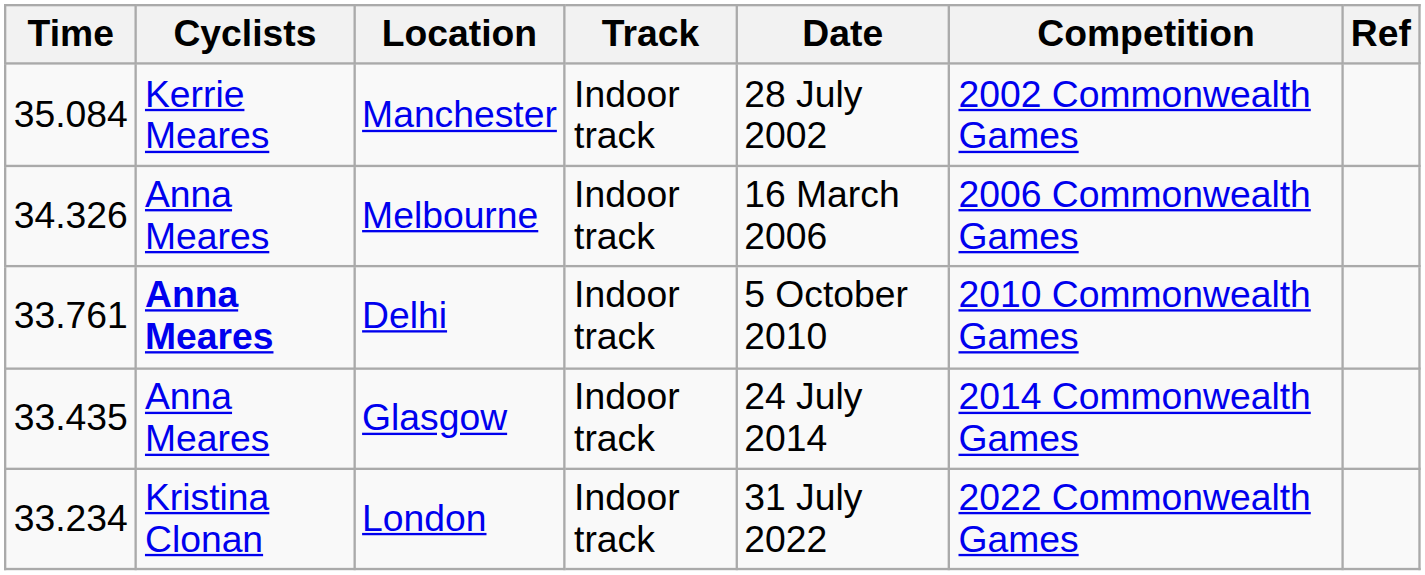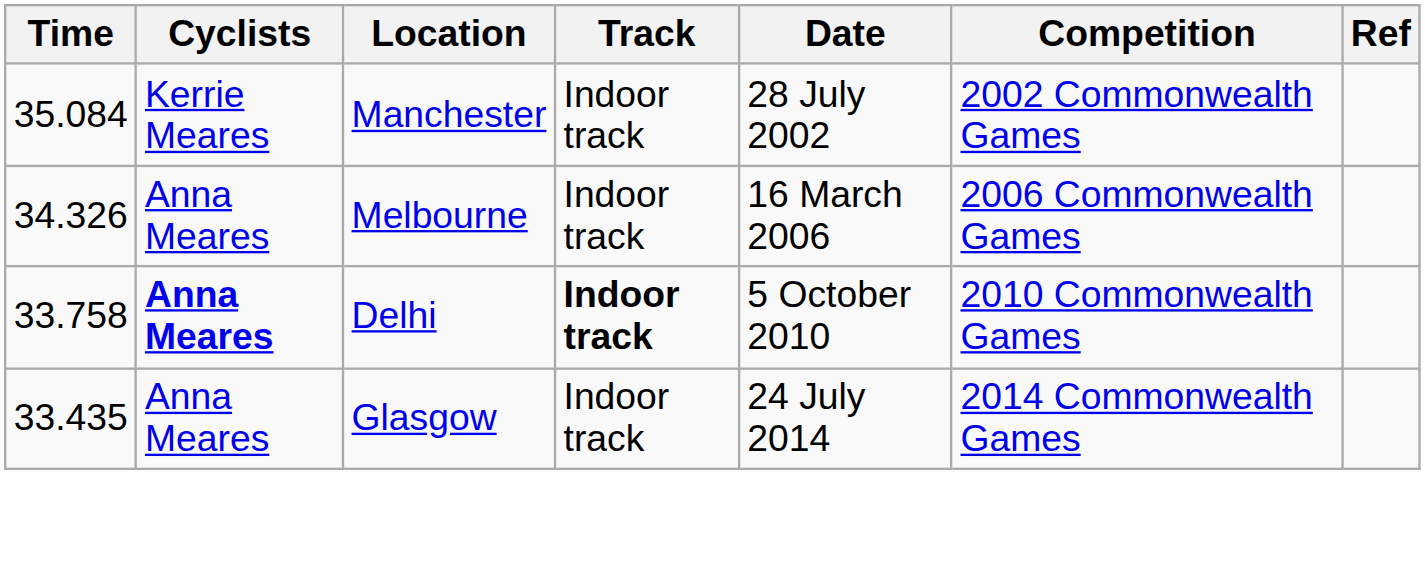(71, 316) 33.761 -> (71, 316) 33.758
(627, 316) normal -> (622, 316) bold
- row: (424, 518)
